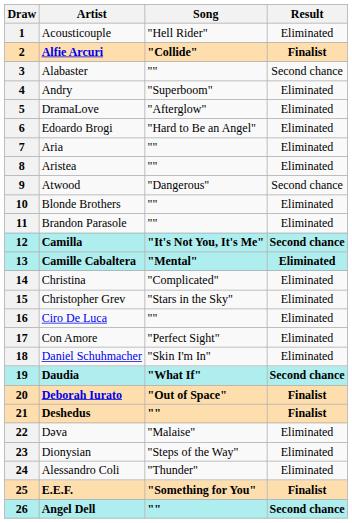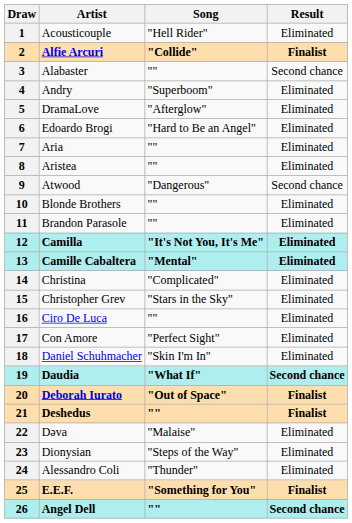(307, 242) Second chance -> (307, 242) Eliminated
